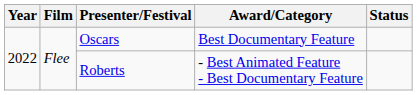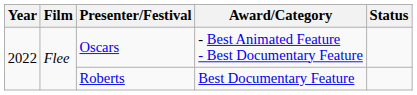(276, 39) Best Documentary Feature -> (281, 47) - Best Animated Feature - Best Documentary Feature
(281, 70) - Best Animated Feature - Best Documentary Feature -> (276, 78) Best Documentary Feature
